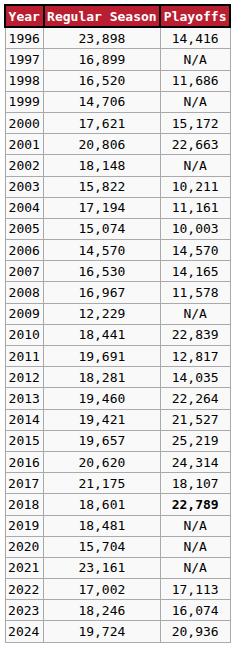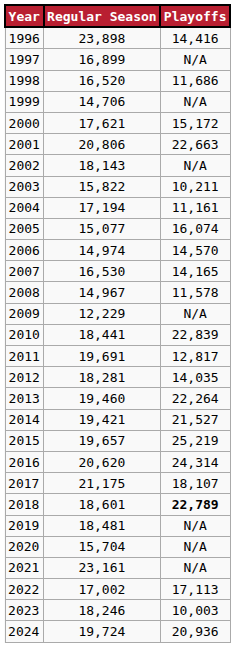(102, 165) 18,148 -> (102, 165) 18,143
(102, 229) 15,074 -> (102, 229) 15,077
(195, 229) 10,003 -> (195, 229) 16,074
(102, 250) 14,570 -> (102, 250) 14,974
(102, 293) 16,967 -> (102, 293) 14,967
(195, 610) 16,074 -> (195, 610) 10,003
